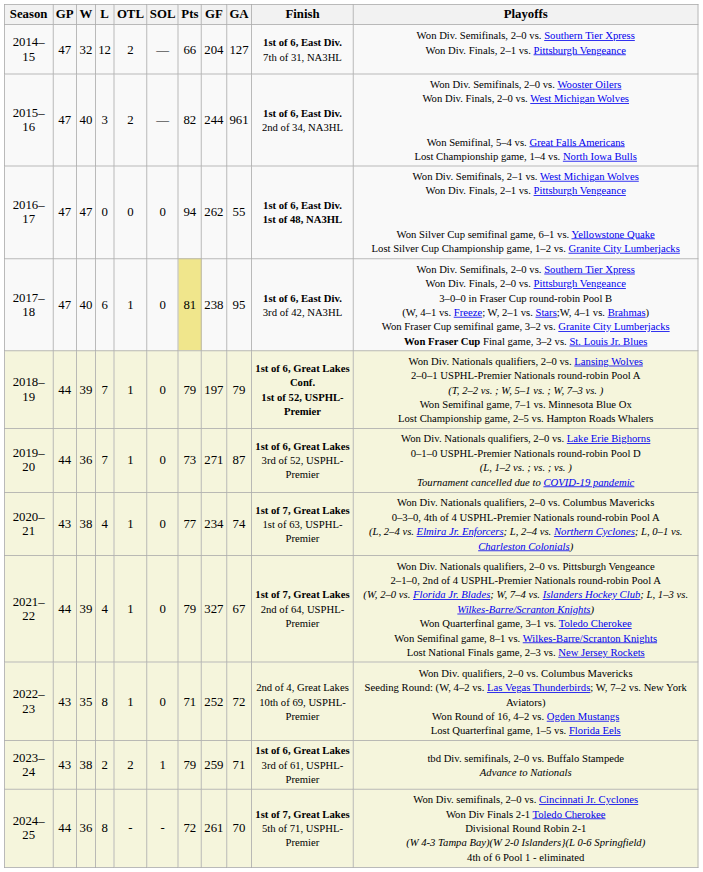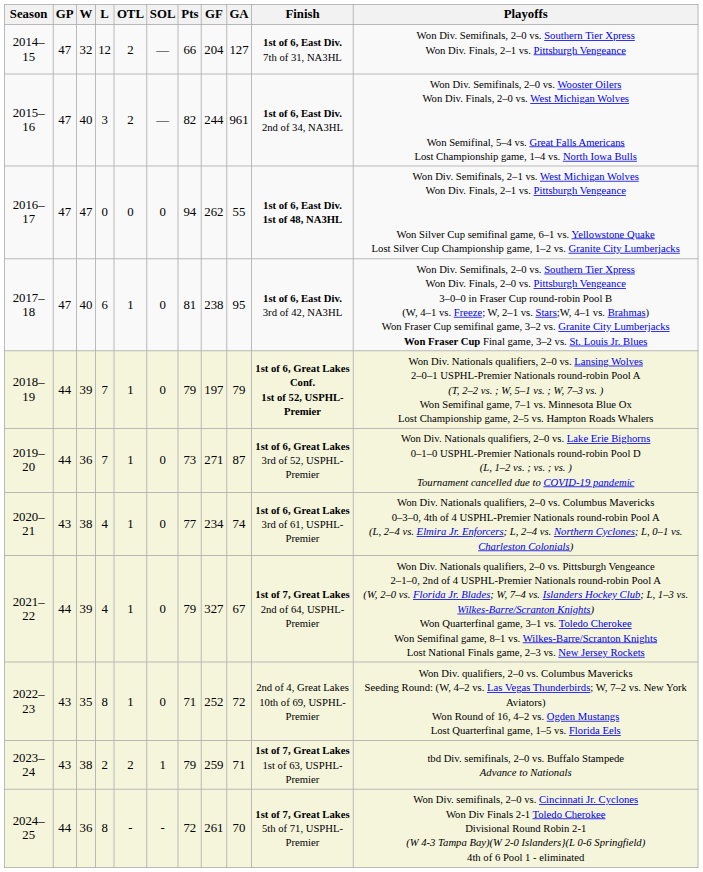(190, 304) khaki background -> (190, 304) no background
(302, 524) 1st of 7, Great Lakes 1st of 63, USPHL-Premier -> (302, 524) 1st of 6, Great Lakes 3rd of 61, USPHL-Premier
(302, 765) 1st of 6, Great Lakes 3rd of 61, USPHL-Premier -> (302, 765) 1st of 7, Great Lakes 1st of 63, USPHL-Premier
